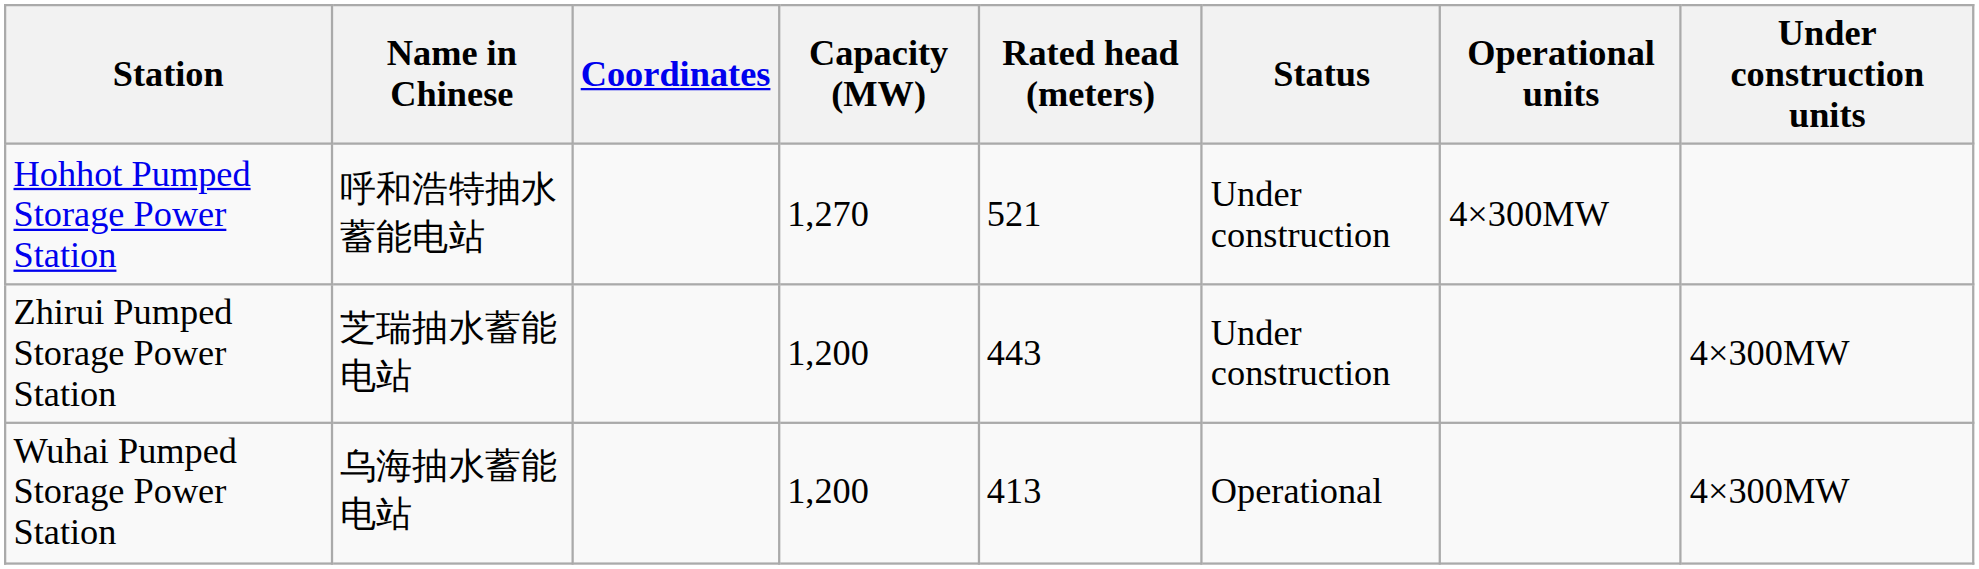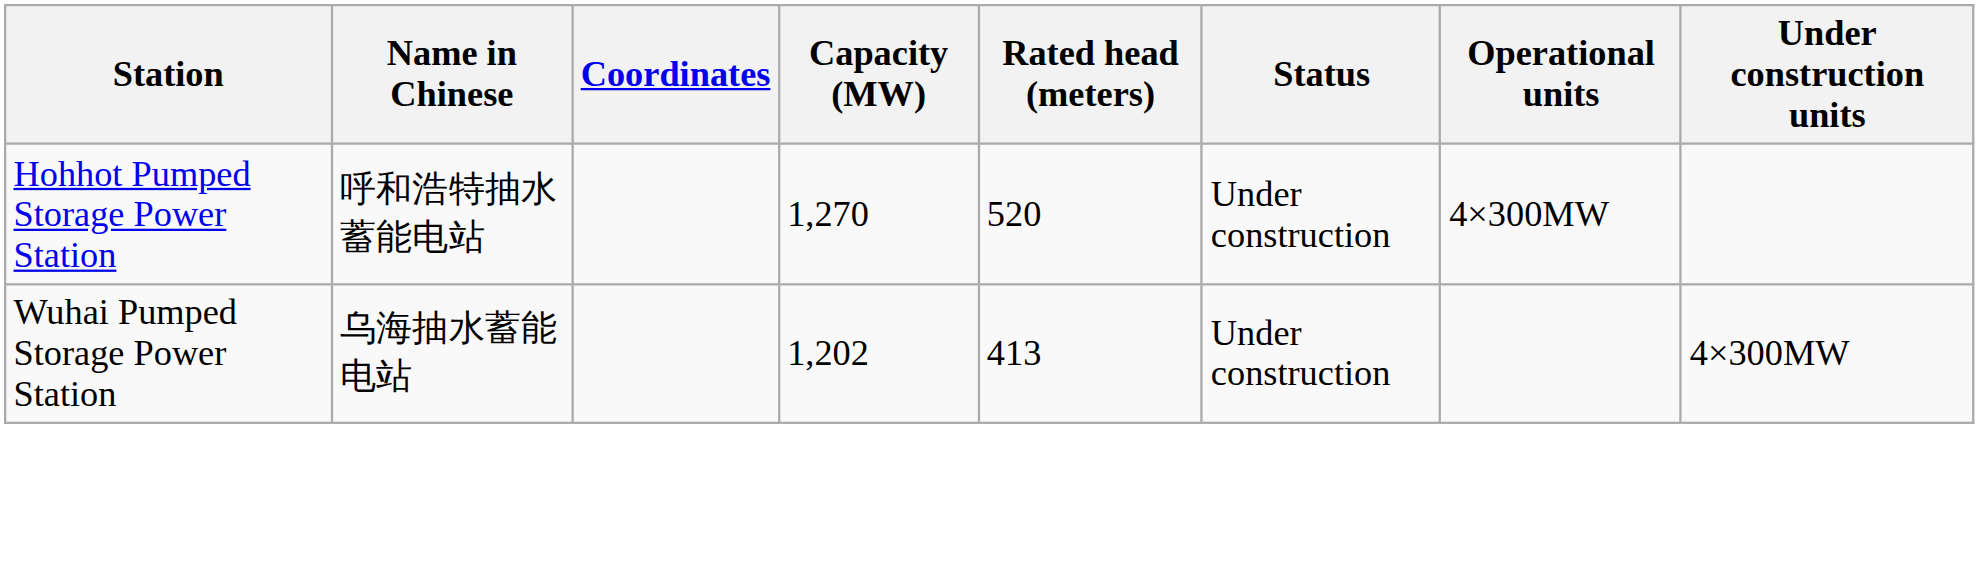(1014, 213) 521 -> (1014, 213) 520
- row: (123, 352)
(828, 492) 1,200 -> (828, 352) 1,202
(1297, 492) Operational -> (1301, 352) Under construction
